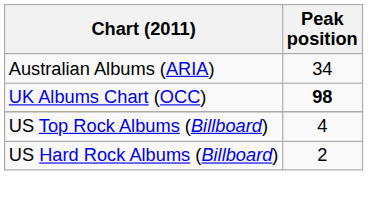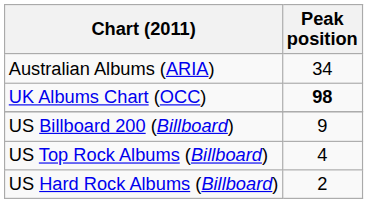+ row: (121, 126)
